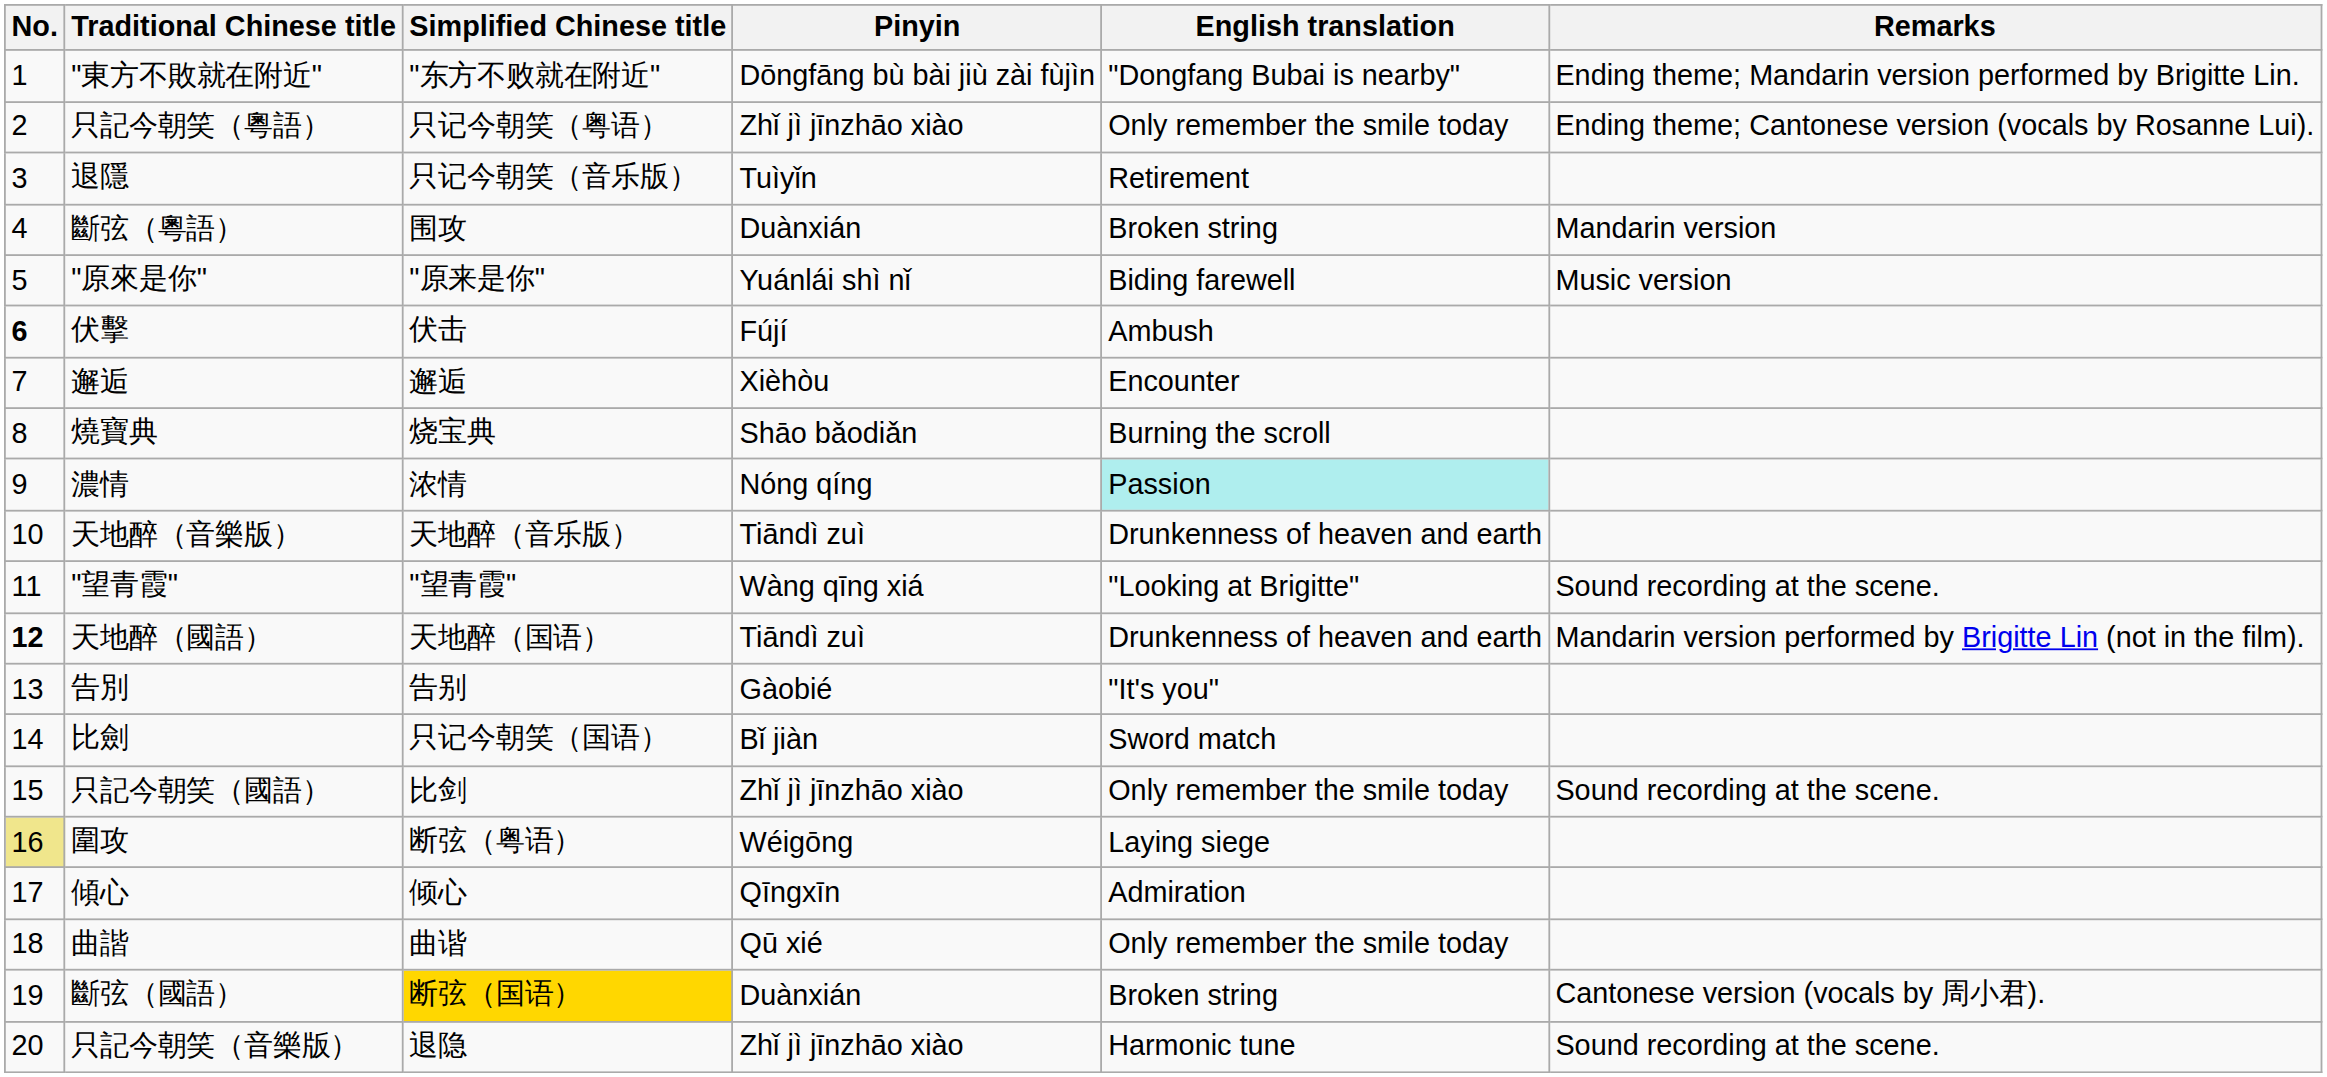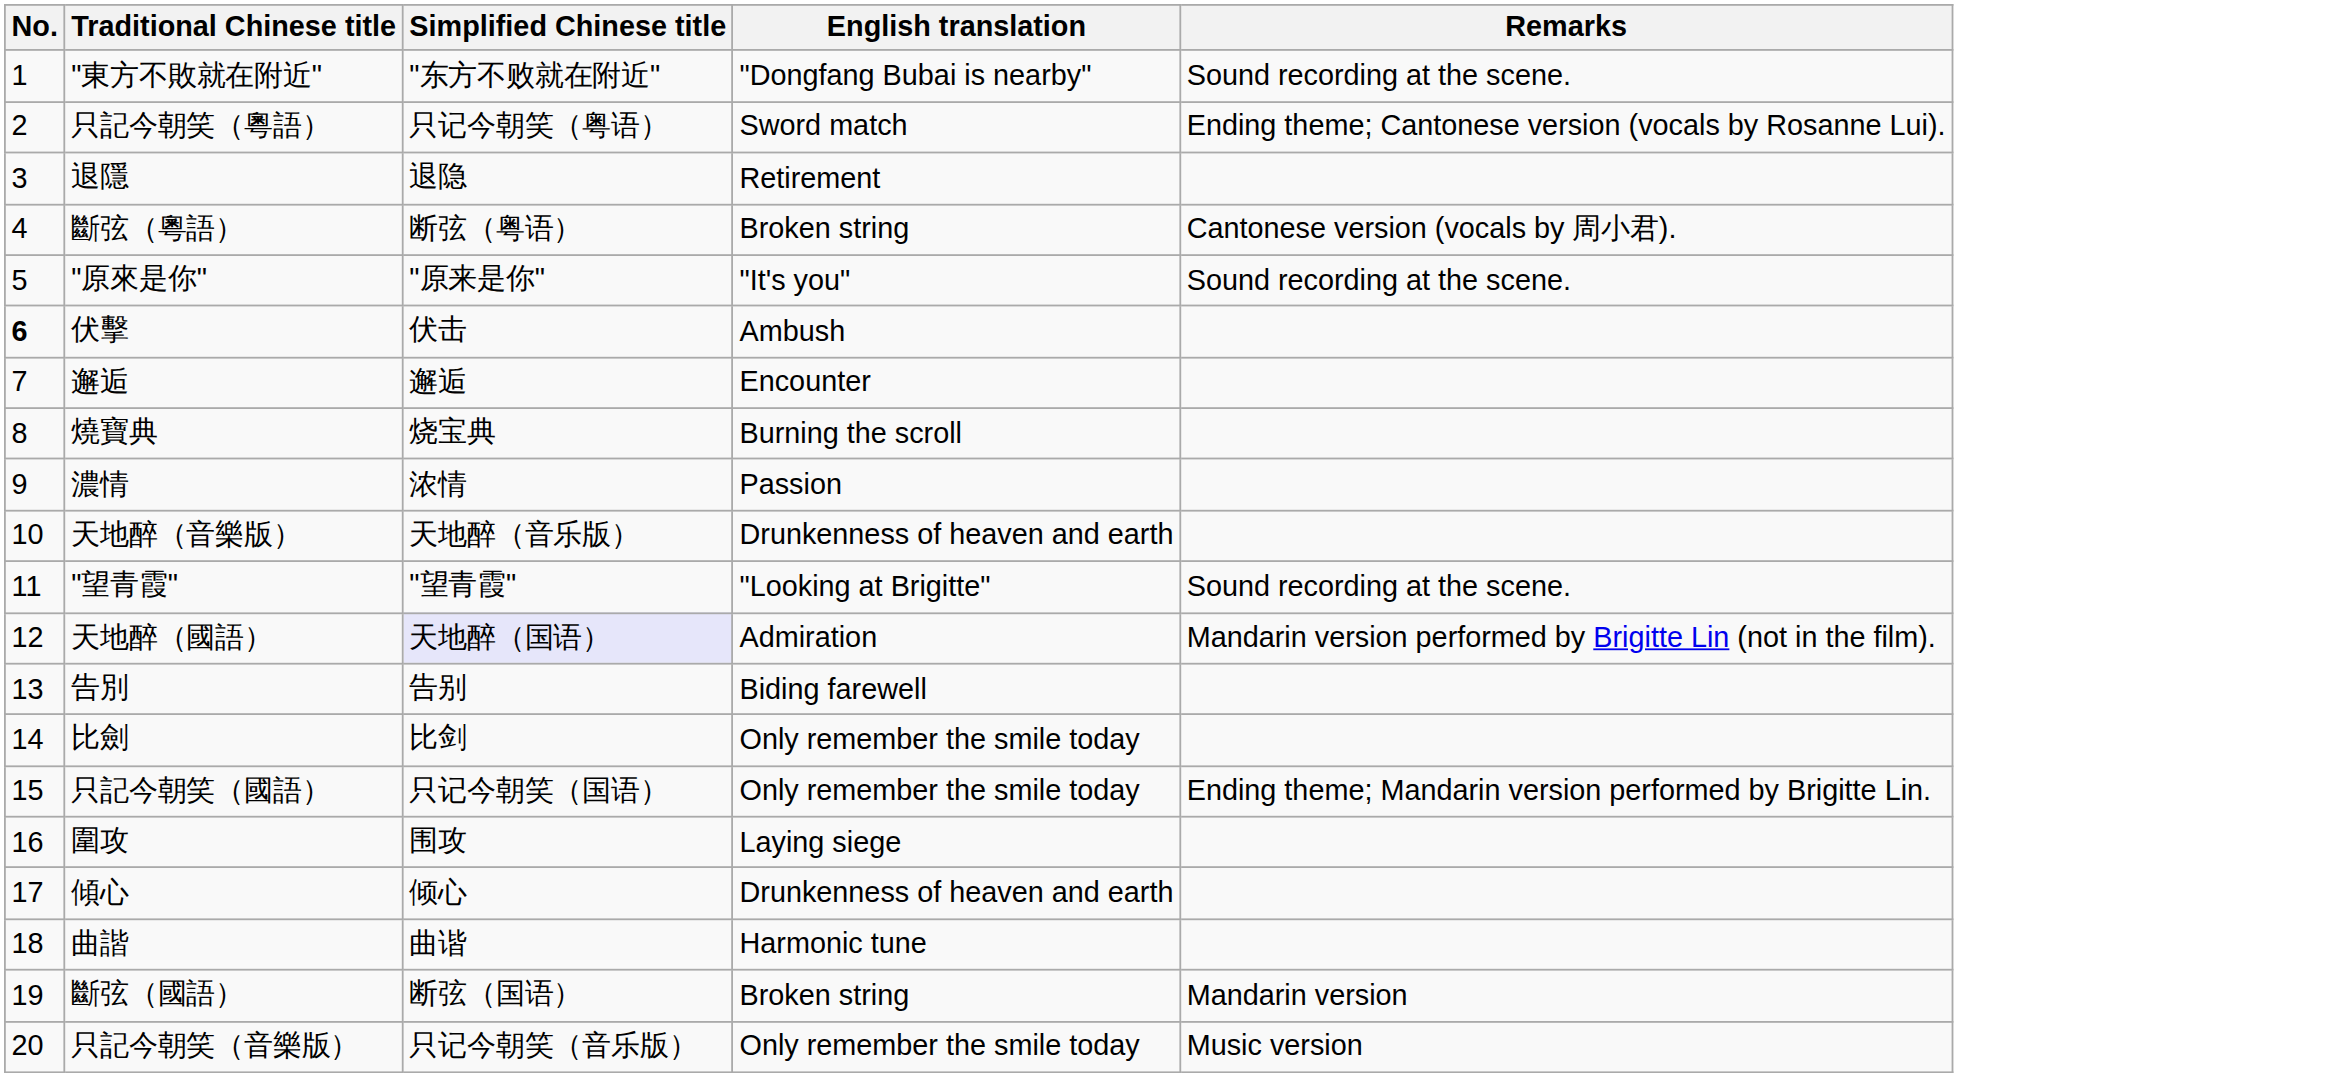- column: (917, 27)
(1928, 75) Ending theme; Mandarin version performed by Brigitte Lin. -> (1379, 75) Sound recording at the scene.
(1308, 126) Only remember the smile today -> (824, 126) Sword match
(553, 176) 只记今朝笑（音乐版） -> (438, 176) 退隐
(438, 228) 围攻 -> (496, 228) 断弦（粤语）
(1666, 228) Mandarin version -> (1432, 228) Cantonese version (vocals by 周小君).
(1202, 280) Biding farewell -> (795, 280) "It's you"
(1643, 280) Music version -> (1379, 280) Sound recording at the scene.
(1159, 484) paleturquoise background -> (791, 484) no background
(28, 637) bold -> (28, 637) normal
(510, 636) no background -> (510, 636) lavender background
(1325, 637) Drunkenness of heaven and earth -> (808, 637) Admiration
(1164, 688) "It's you" -> (833, 688) Biding farewell
(539, 738) 只记今朝笑（国语） -> (438, 738) 比剑
(1192, 739) Sword match -> (940, 739) Only remember the smile today
(438, 789) 比剑 -> (539, 789) 只记今朝笑（国语）
(1748, 790) Sound recording at the scene. -> (1559, 790) Ending theme; Mandarin version performed by Brigitte Lin.
(28, 841) khaki background -> (28, 841) no background
(496, 840) 断弦（粤语） -> (438, 840) 围攻
(1177, 892) Admiration -> (956, 892) Drunkenness of heaven and earth
(1308, 943) Only remember the smile today -> (833, 943) Harmonic tune
(496, 994) gold background -> (496, 994) no background
(1800, 994) Cantonese version (vocals by 周小君). -> (1297, 995) Mandarin version
(438, 1045) 退隐 -> (553, 1045) 只记今朝笑（音乐版）
(1202, 1046) Harmonic tune -> (940, 1046) Only remember the smile today
(1748, 1046) Sound recording at the scene. -> (1275, 1046) Music version
